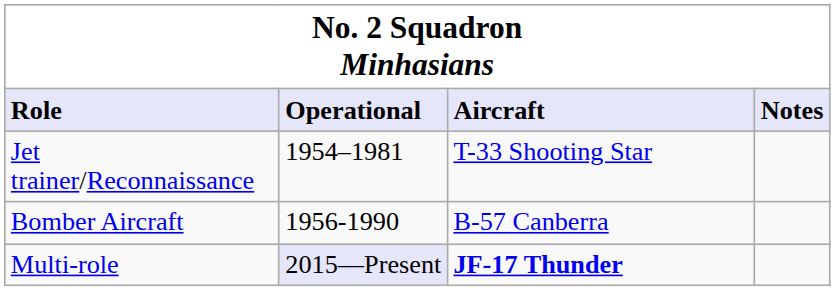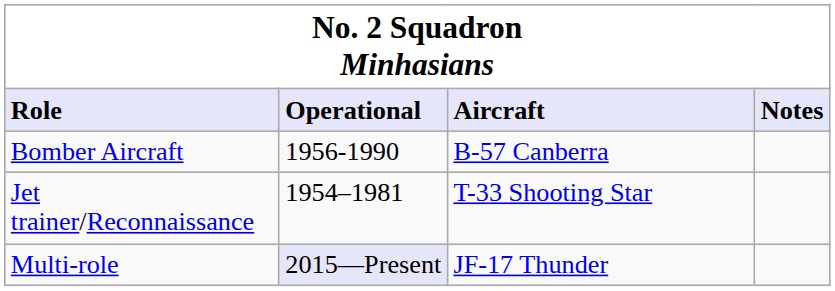rows swapped: (133, 165) <-> (97, 222)
(538, 263) bold -> (531, 263) normal
